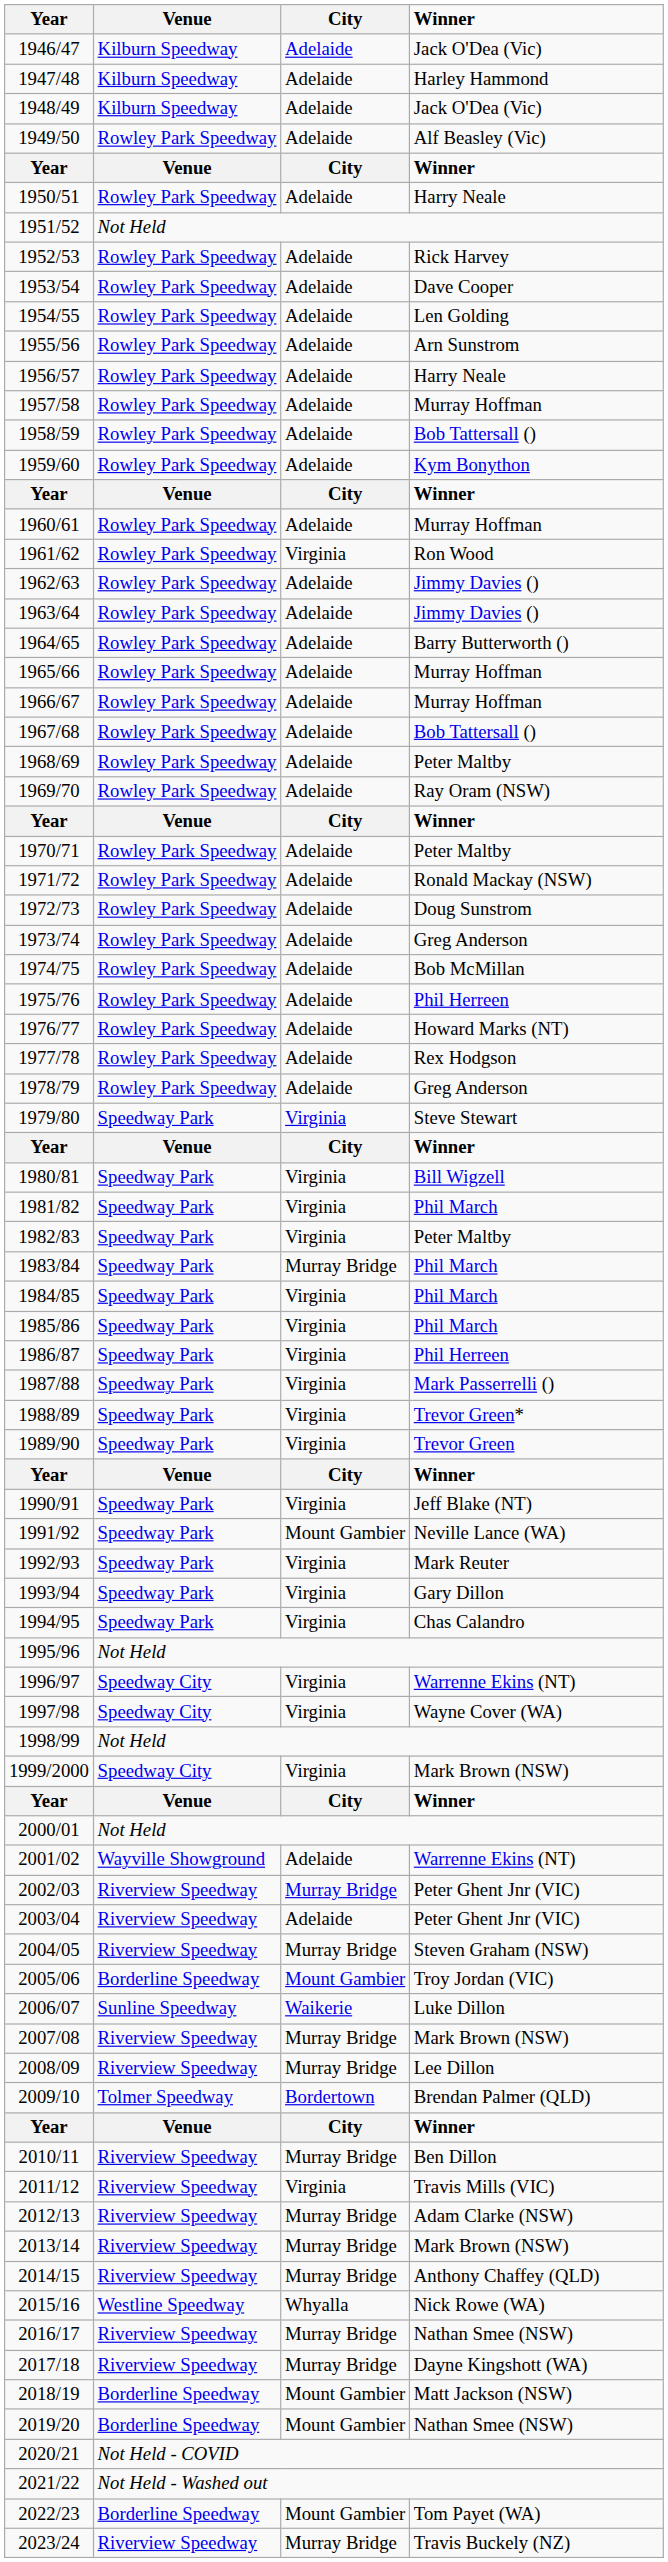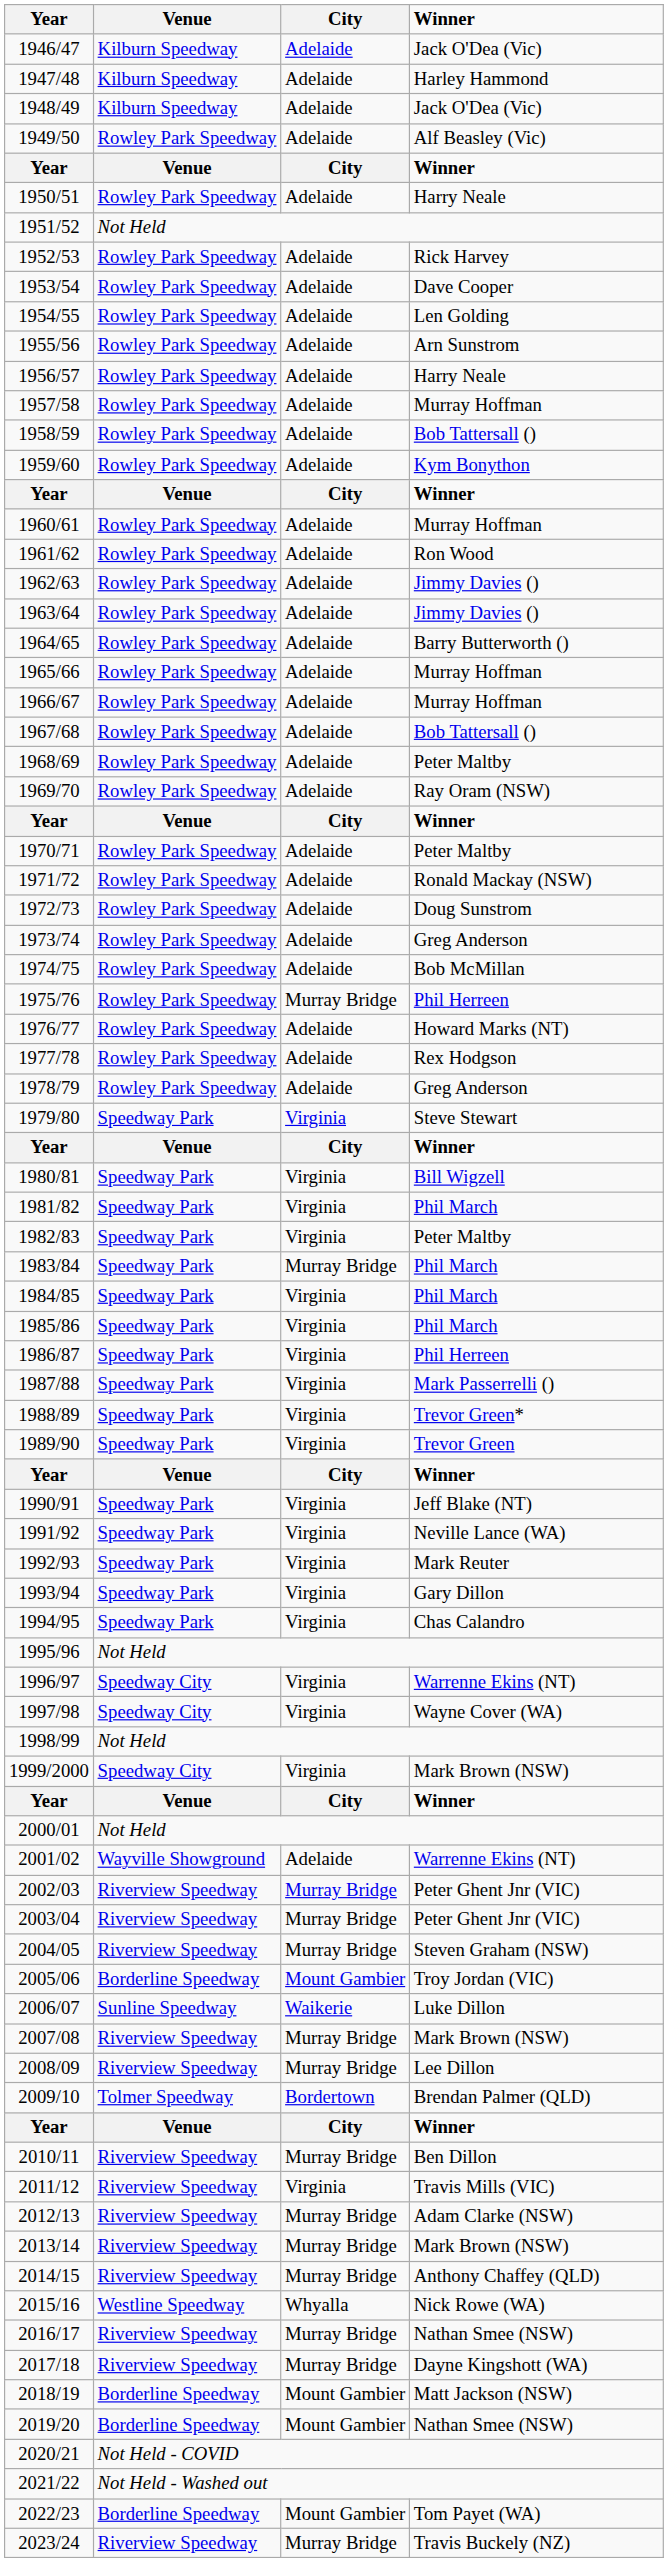(316, 553) Virginia -> (319, 553) Adelaide
(319, 999) Adelaide -> (341, 999) Murray Bridge
(345, 1533) Mount Gambier -> (316, 1533) Virginia
(319, 1919) Adelaide -> (341, 1919) Murray Bridge
